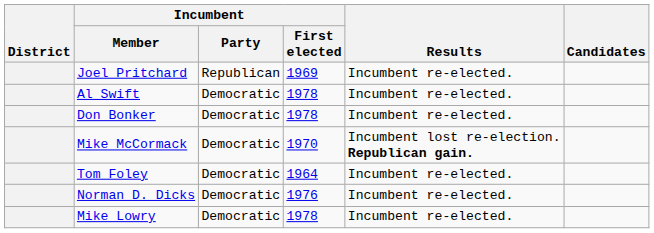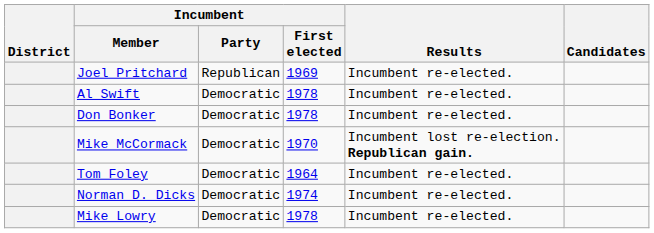(302, 195) 1976 -> (302, 195) 1974
